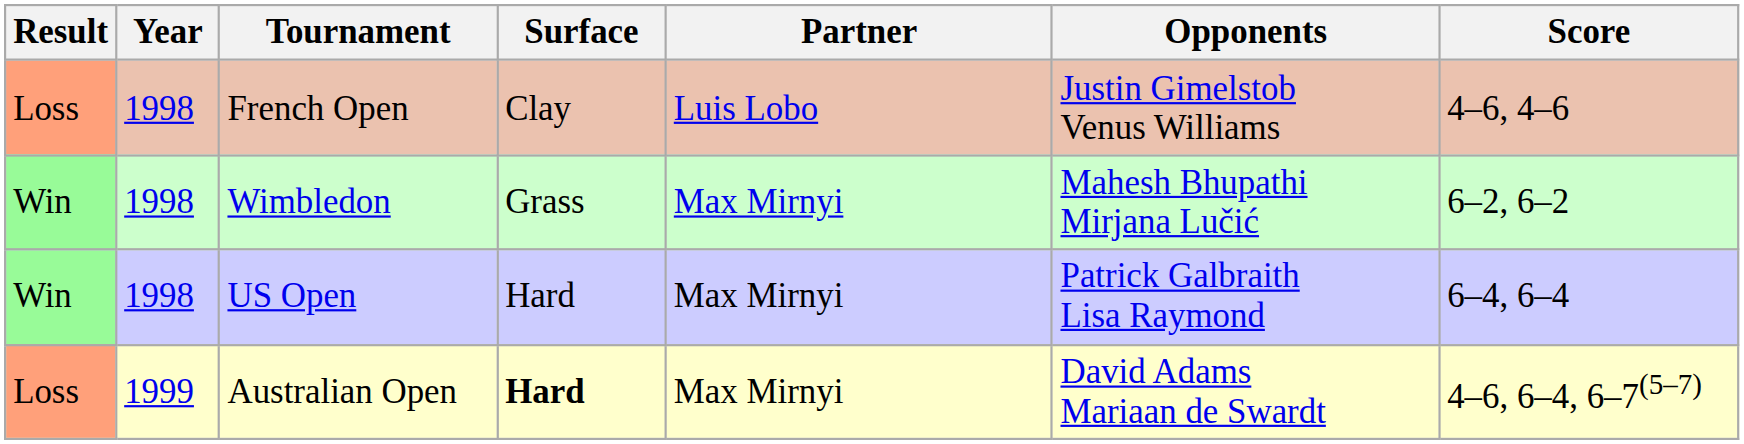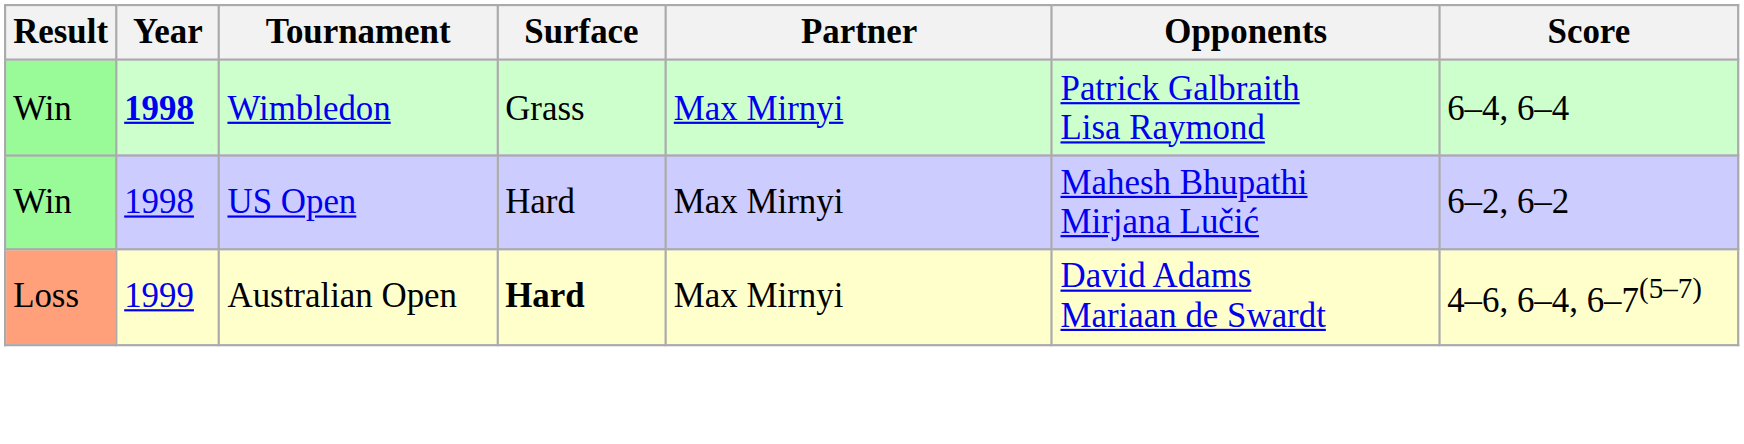- row: (318, 107)
(159, 201) normal -> (159, 107) bold
(1184, 201) Mahesh Bhupathi Mirjana Lučić -> (1180, 107) Patrick Galbraith Lisa Raymond
(1508, 201) 6–2, 6–2 -> (1508, 107) 6–4, 6–4
(1180, 296) Patrick Galbraith Lisa Raymond -> (1184, 201) Mahesh Bhupathi Mirjana Lučić
(1508, 296) 6–4, 6–4 -> (1508, 201) 6–2, 6–2
